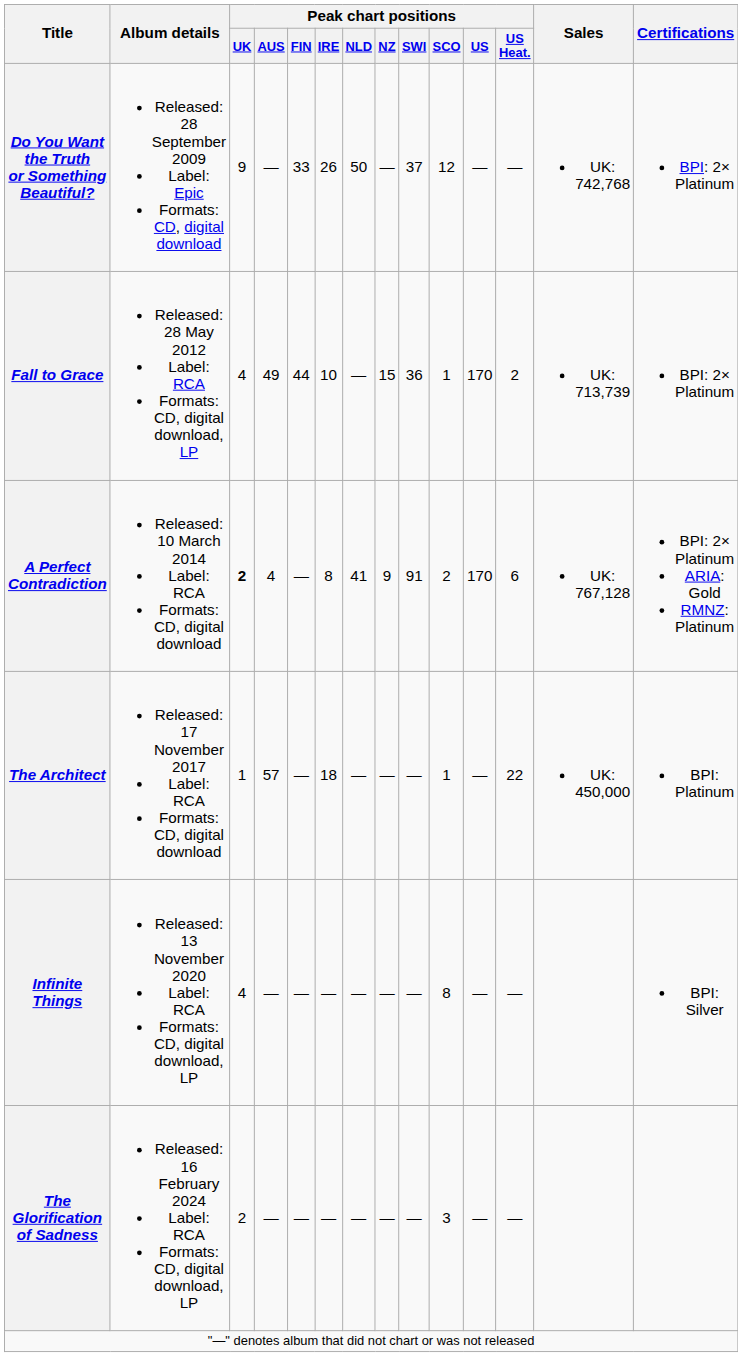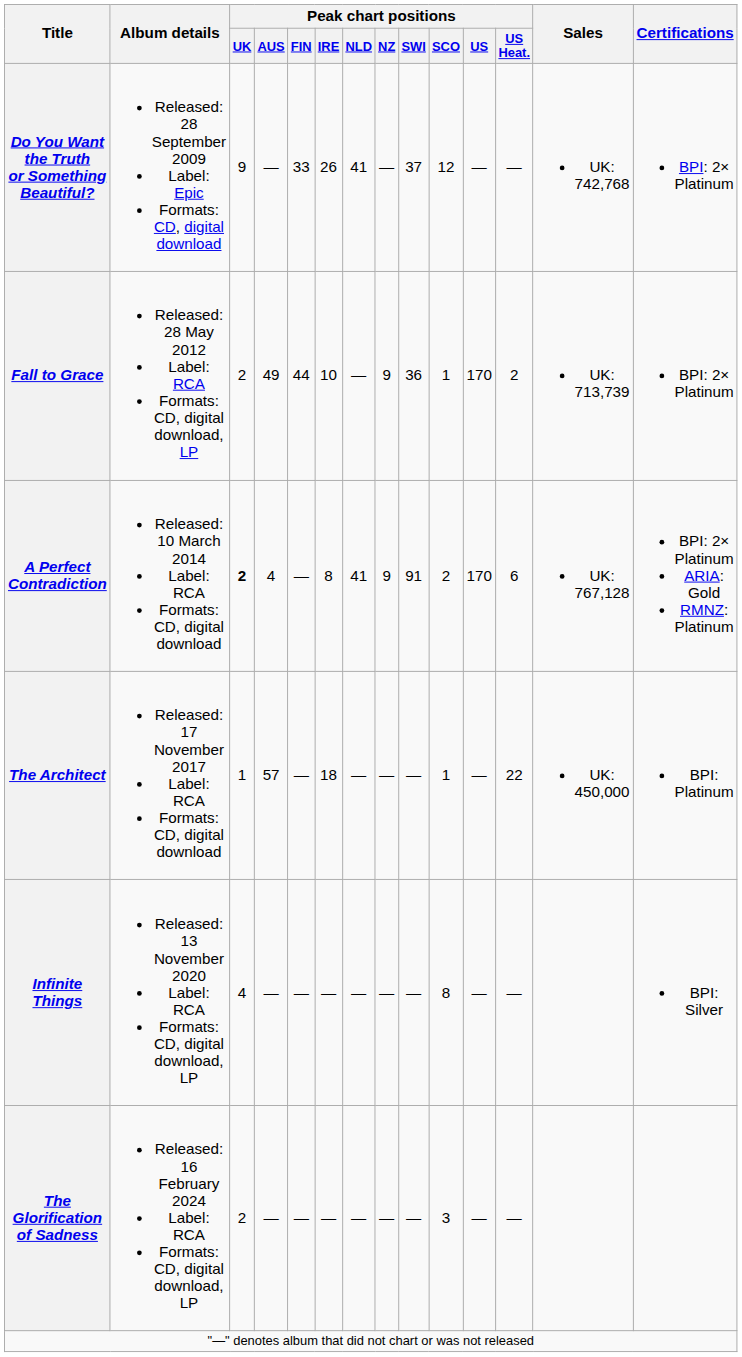(359, 167) 50 -> (359, 167) 41
(242, 375) 4 -> (242, 375) 2
(387, 375) 15 -> (387, 375) 9
